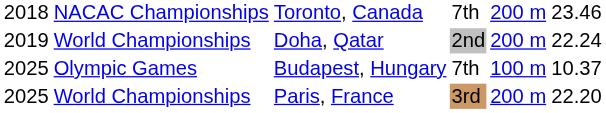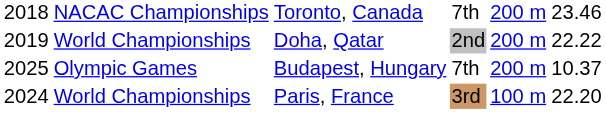(576, 40) 22.24 -> (576, 40) 22.22
(518, 68) 100 m -> (518, 68) 200 m
(26, 96) 2025 -> (26, 96) 2024
(518, 96) 200 m -> (518, 96) 100 m
